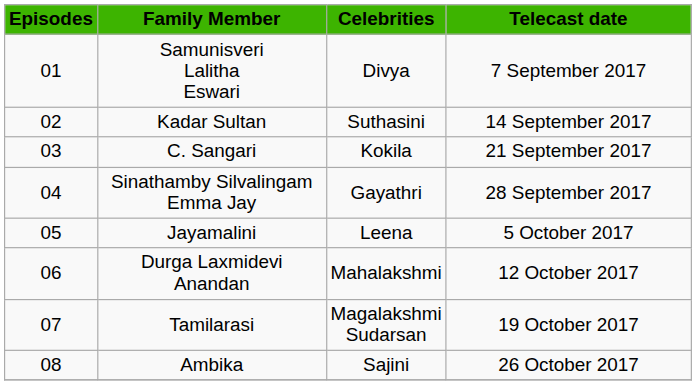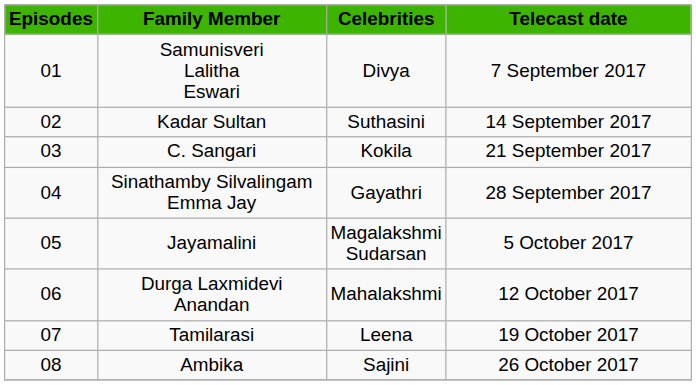(386, 232) Leena -> (386, 243) Magalakshmi Sudarsan
(386, 324) Magalakshmi Sudarsan -> (386, 335) Leena
